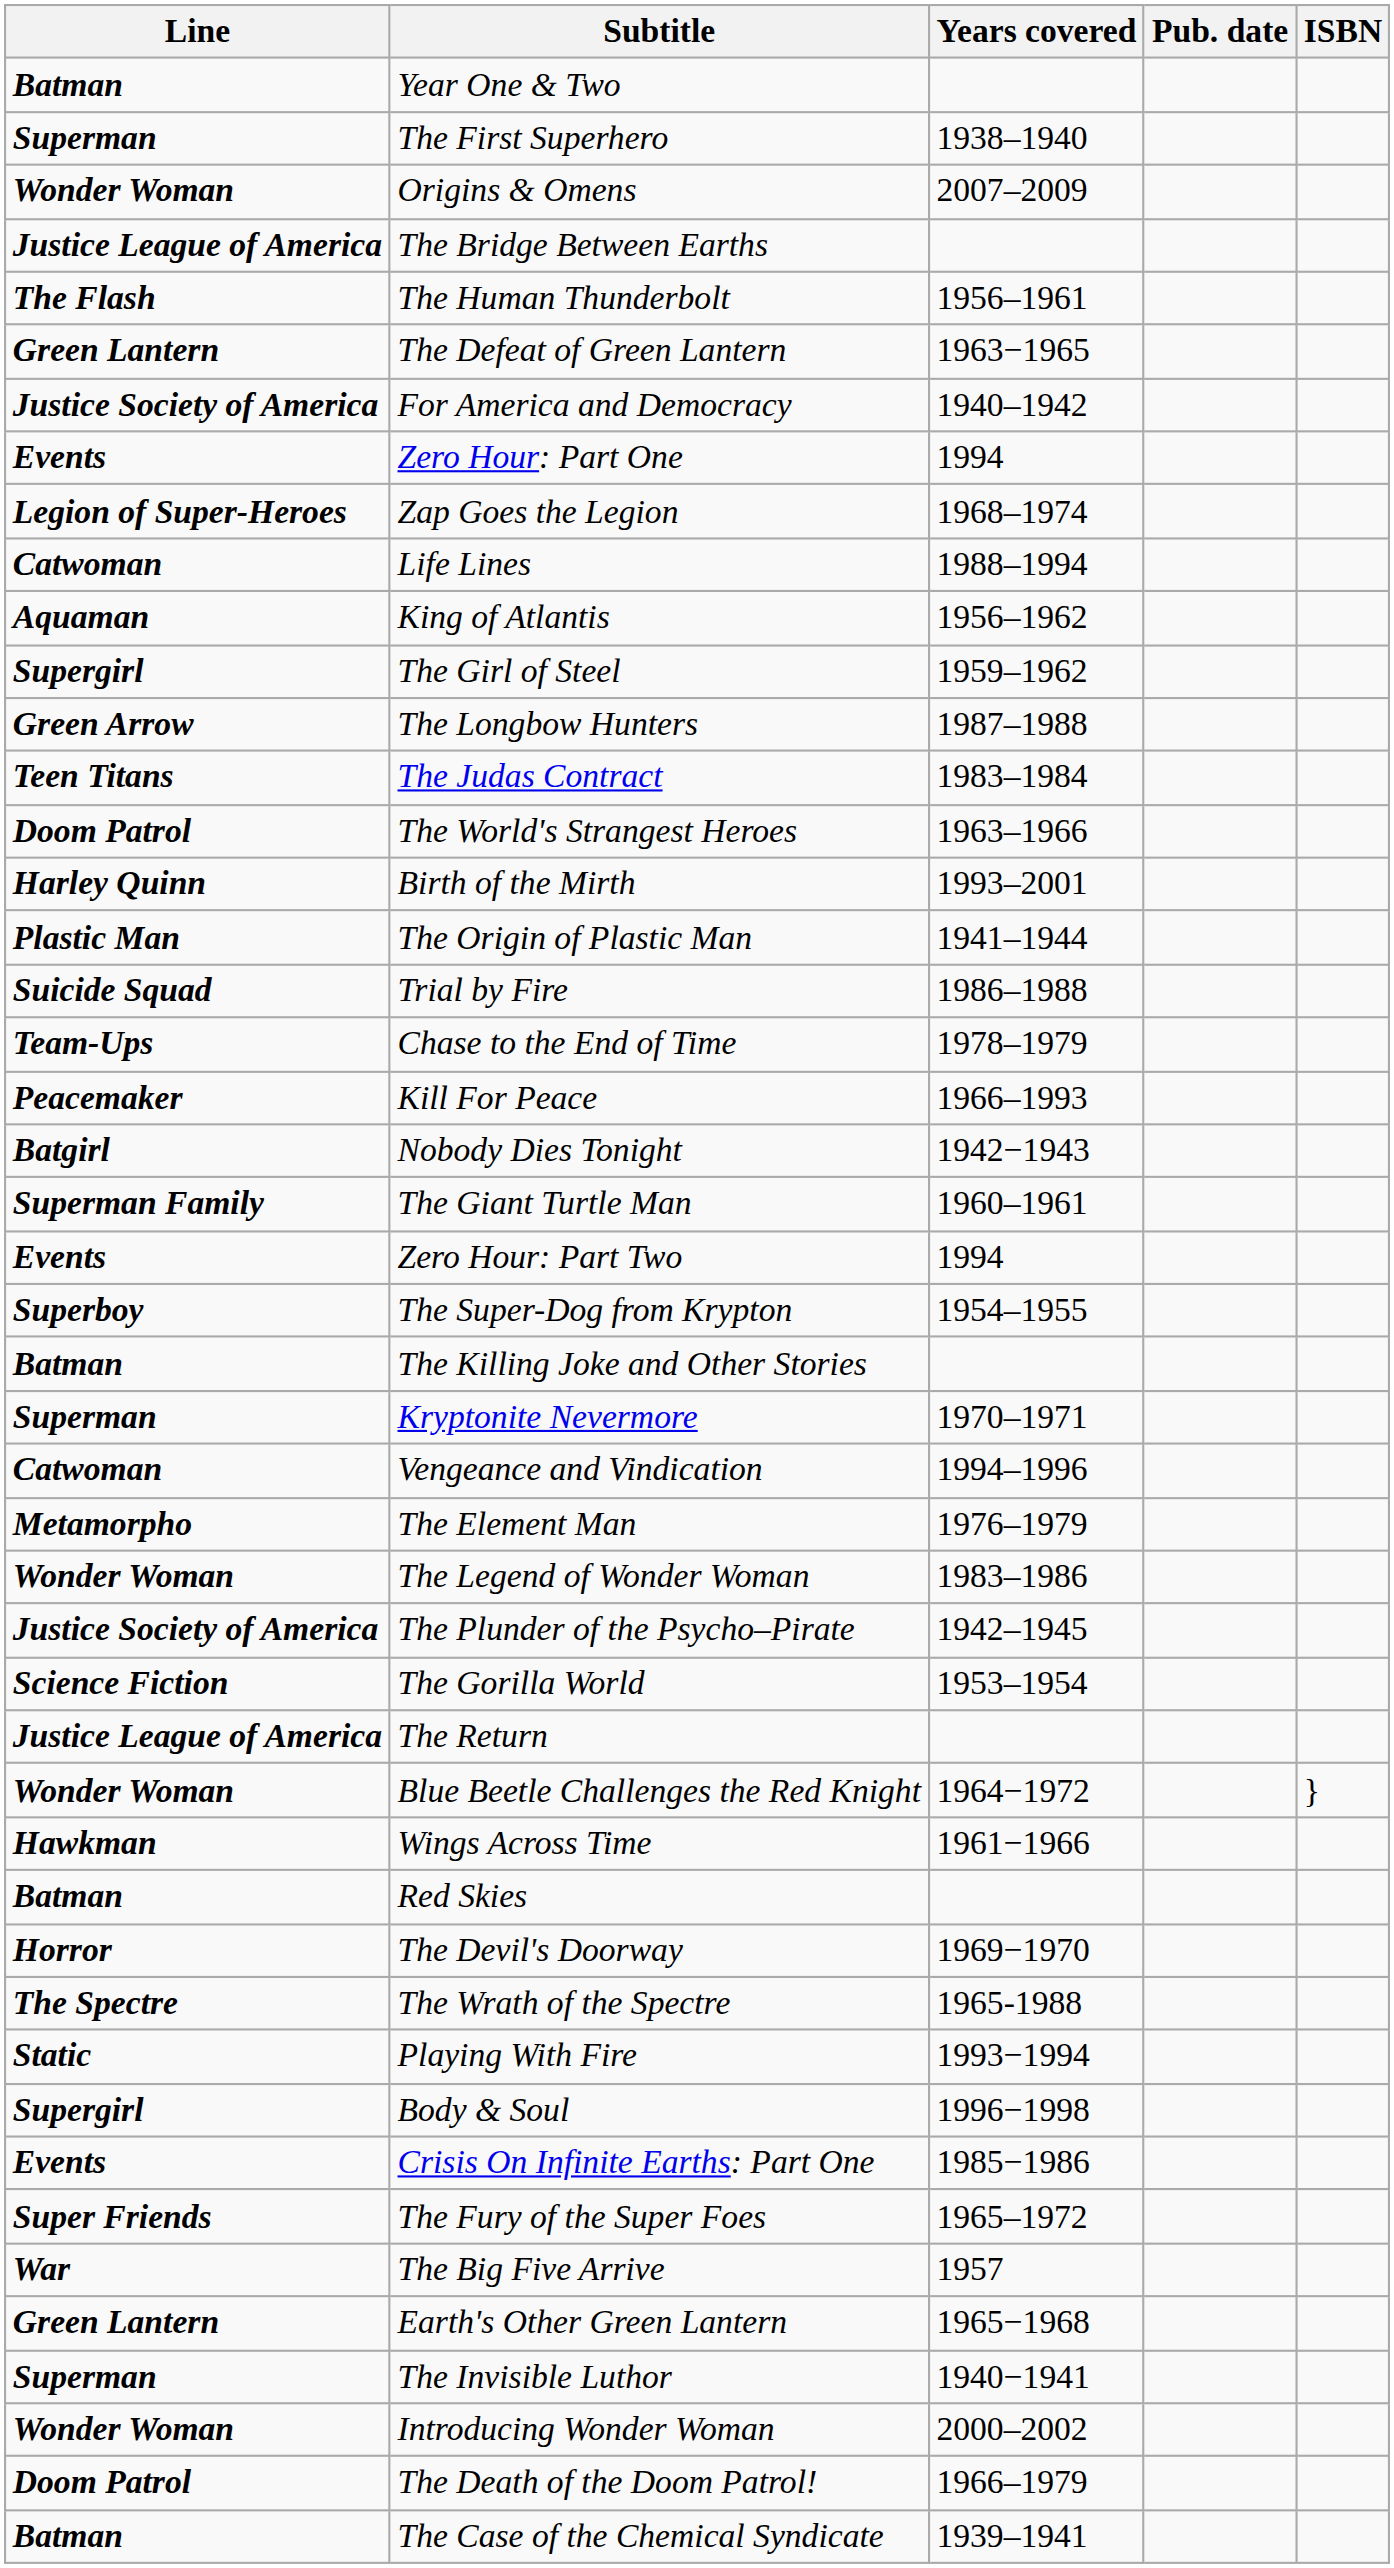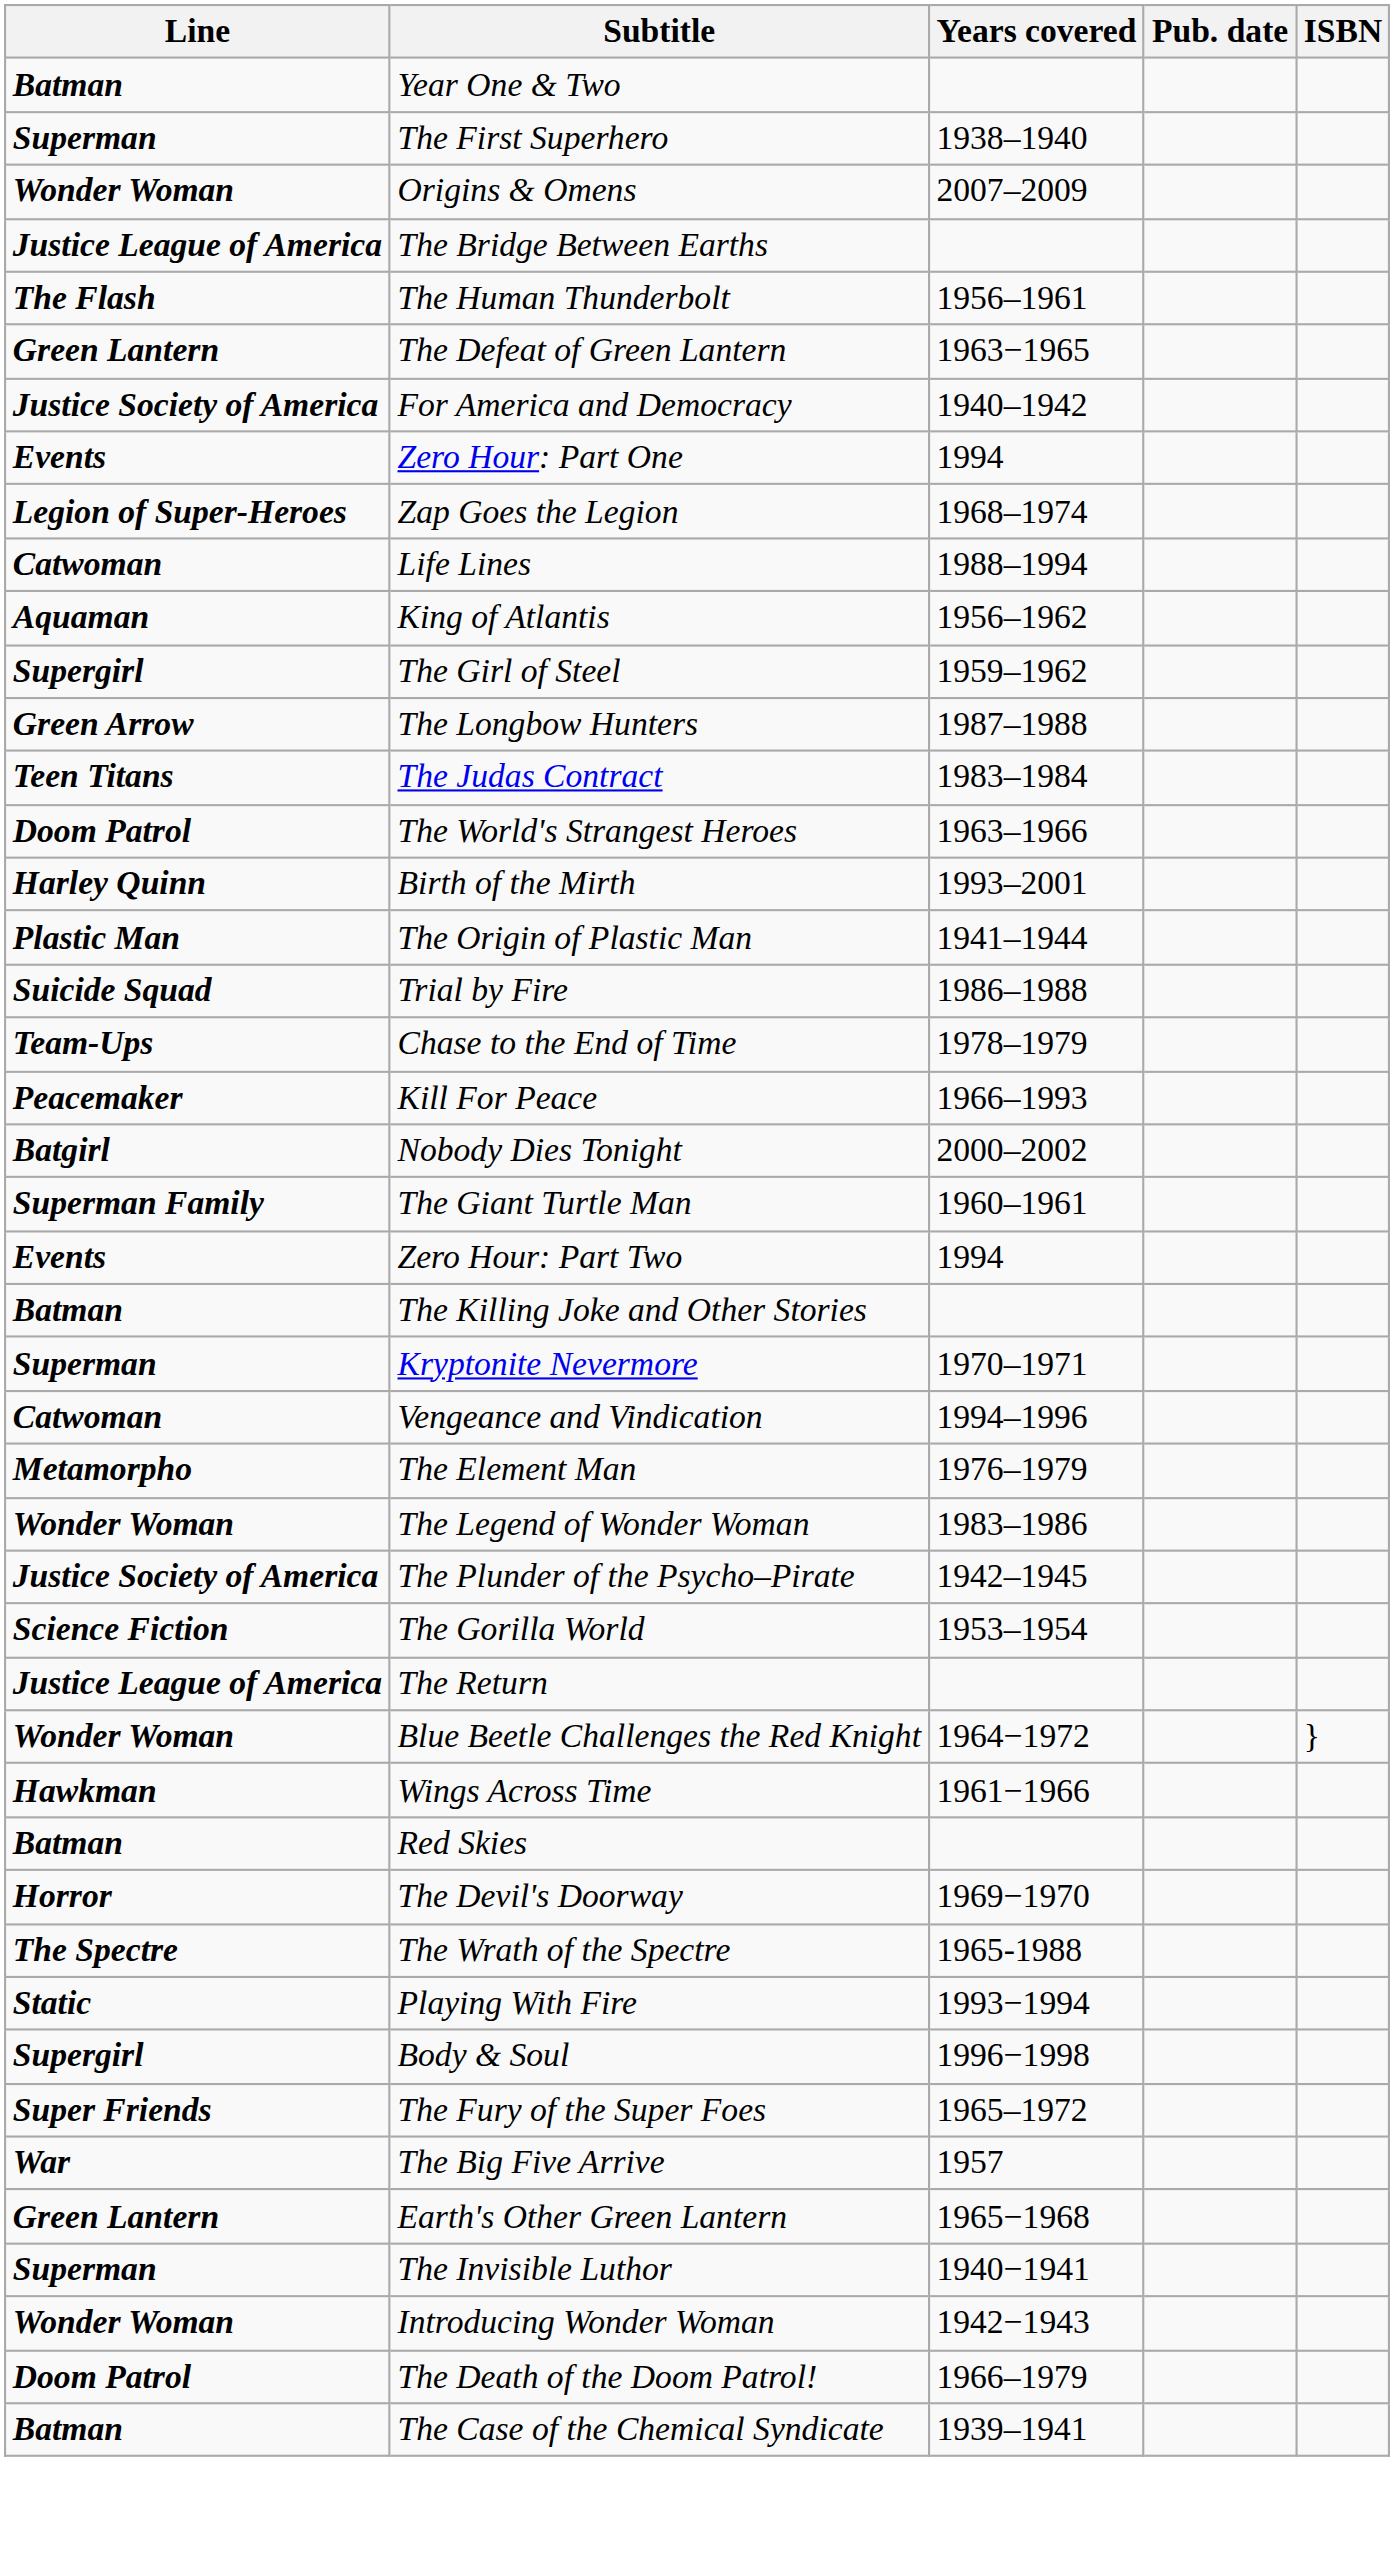(1013, 1150) 1942−1943 -> (1012, 1150) 2000–2002
- row: (595, 1310)
- row: (636, 2162)
(1012, 2429) 2000–2002 -> (1013, 2322) 1942−1943
